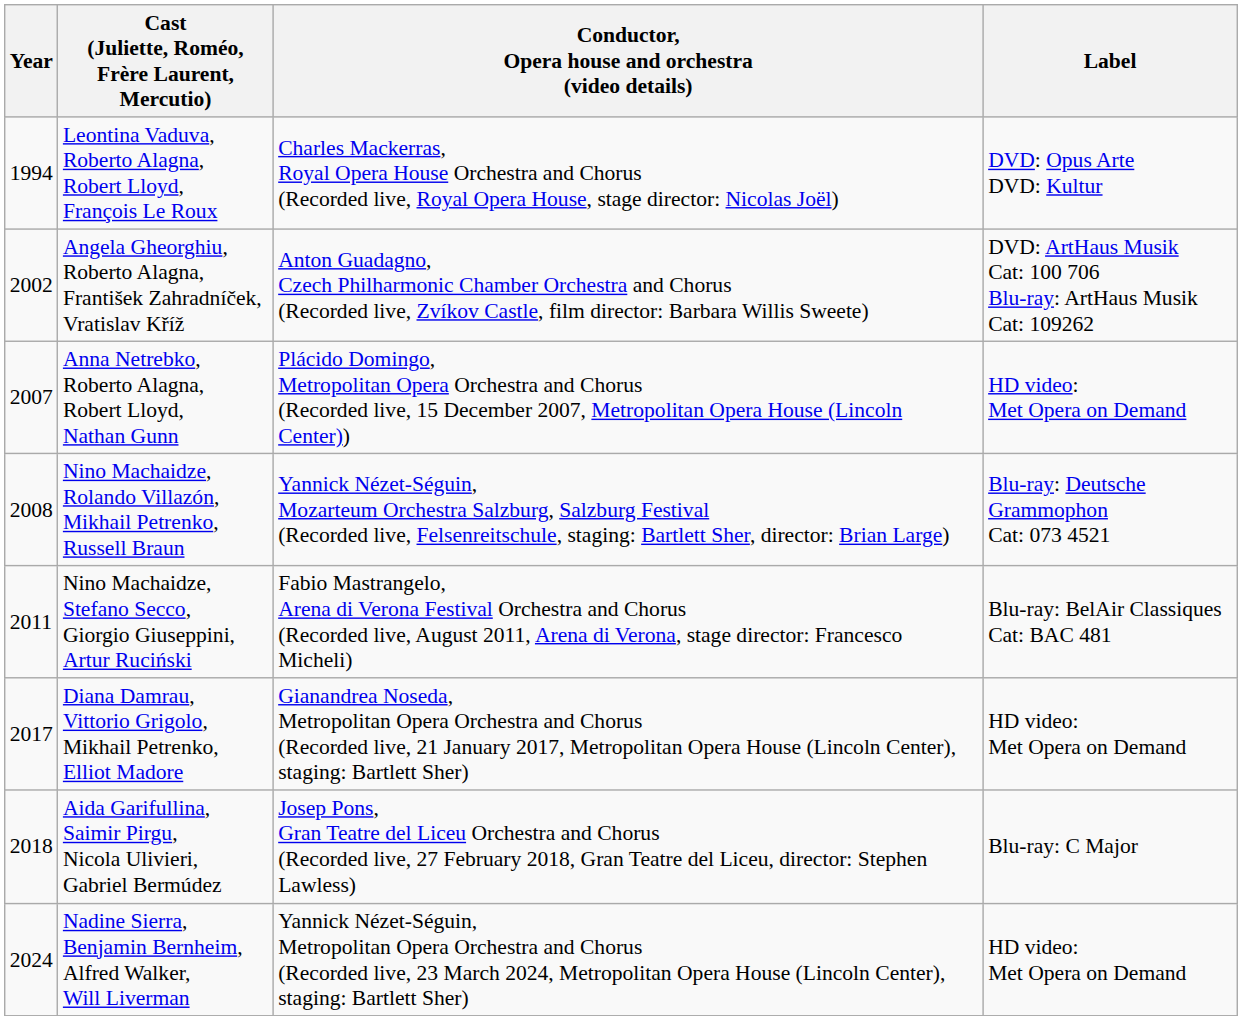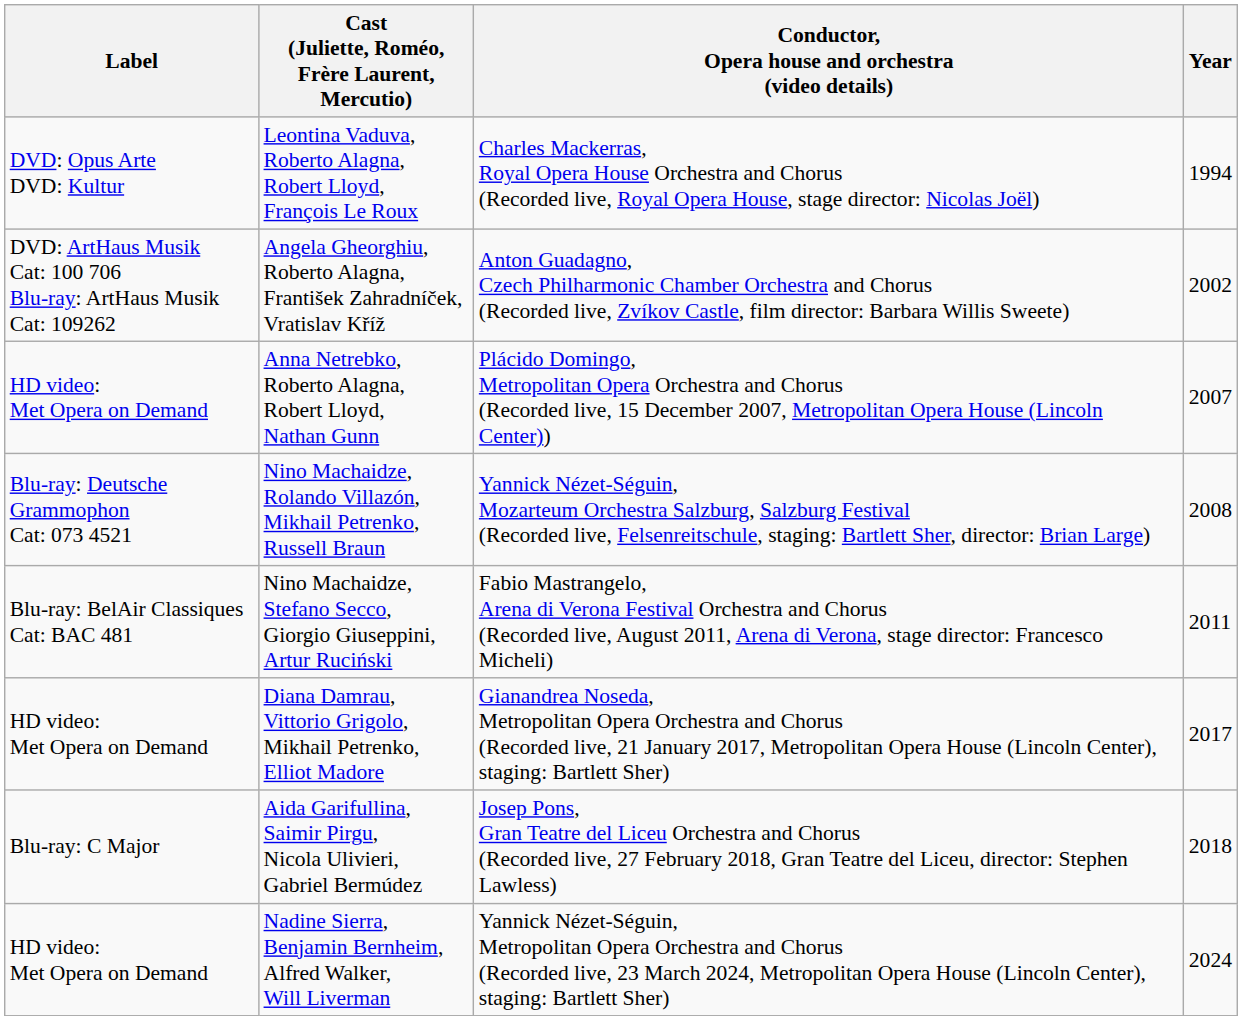columns swapped: (31, 60) <-> (1110, 60)
